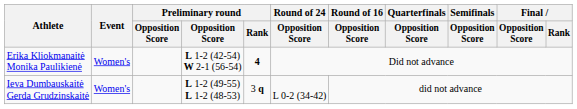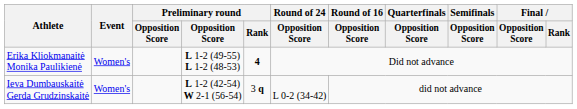(213, 61) L 1-2 (42-54) W 2-1 (56-54) -> (213, 61) L 1-2 (49-55) L 1-2 (48-53)
(213, 89) L 1-2 (49-55) L 1-2 (48-53) -> (213, 89) L 1-2 (42-54) W 2-1 (56-54)
